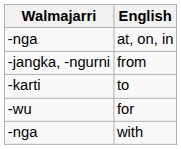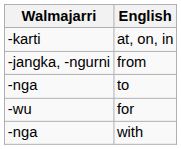(23, 39) -nga -> (24, 39) -karti
(24, 86) -karti -> (23, 86) -nga
